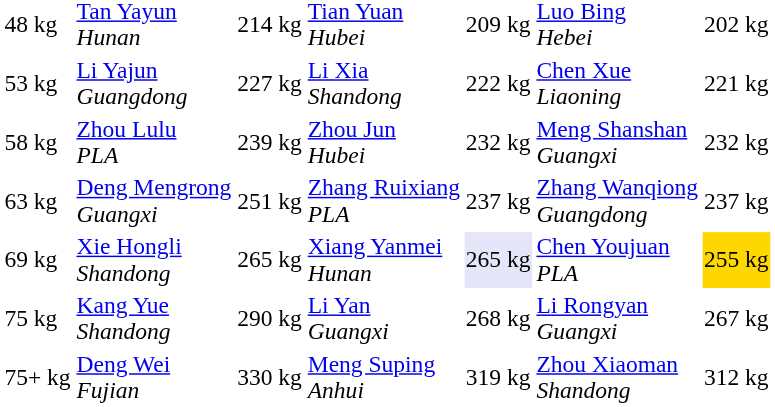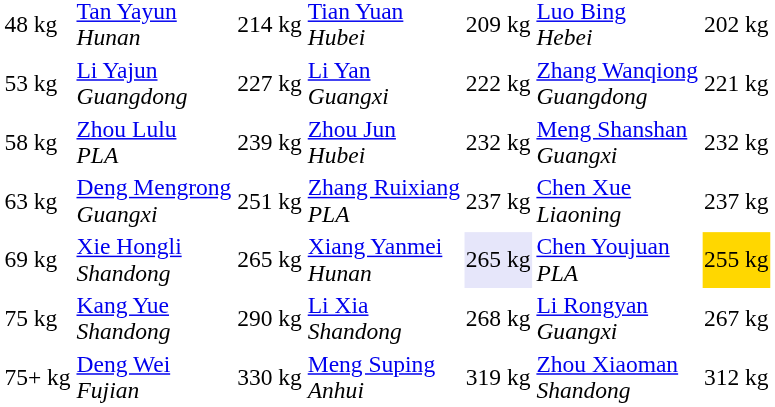(355, 83) Li Xia Shandong -> (348, 83) Li Yan Guangxi
(584, 83) Chen Xue Liaoning -> (617, 83) Zhang Wanqiong Guangdong
(617, 201) Zhang Wanqiong Guangdong -> (584, 201) Chen Xue Liaoning
(348, 318) Li Yan Guangxi -> (355, 318) Li Xia Shandong
